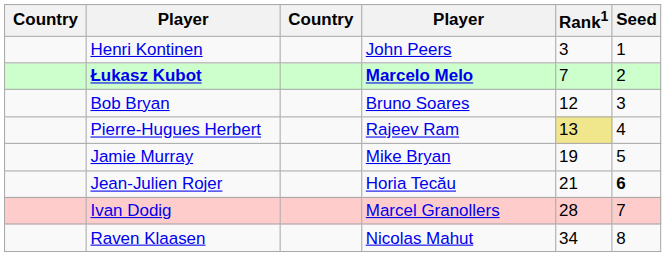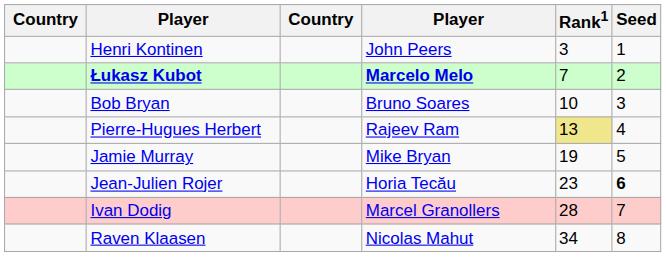(569, 103) 12 -> (569, 103) 10
(569, 183) 21 -> (569, 183) 23
